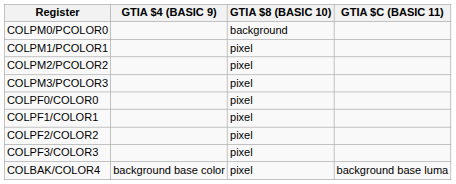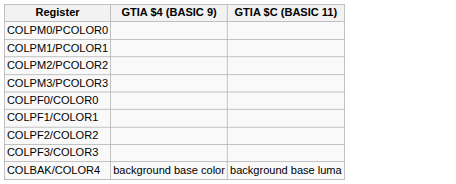- column: (281, 13)
